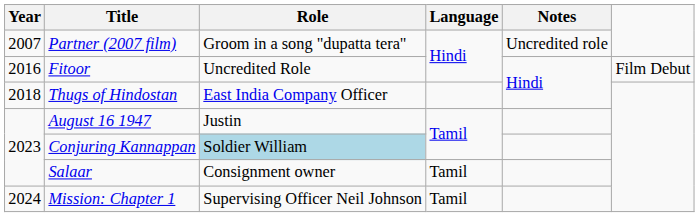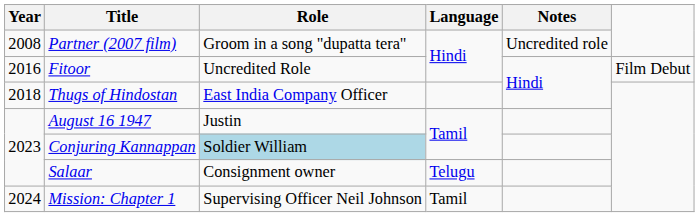(25, 43) 2007 -> (25, 43) 2008
(448, 172) Tamil -> (452, 172) Telugu
